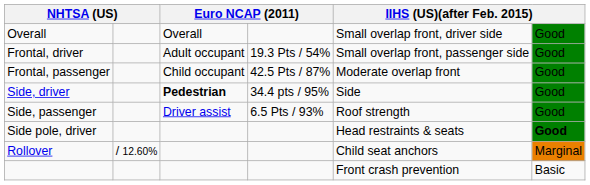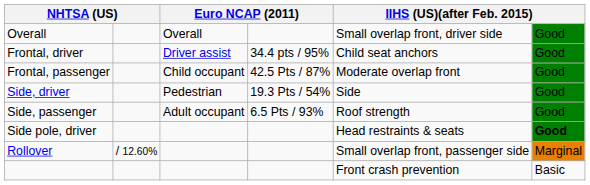(204, 53) Adult occupant -> (197, 53) Driver assist
(290, 53) 19.3 Pts / 54% -> (290, 53) 34.4 pts / 95%
(433, 53) Small overlap front, passenger side -> (387, 53) Child seat anchors
(194, 92) bold -> (192, 92) normal
(290, 92) 34.4 pts / 95% -> (290, 92) 19.3 Pts / 54%
(197, 111) Driver assist -> (204, 111) Adult occupant
(387, 151) Child seat anchors -> (433, 151) Small overlap front, passenger side
